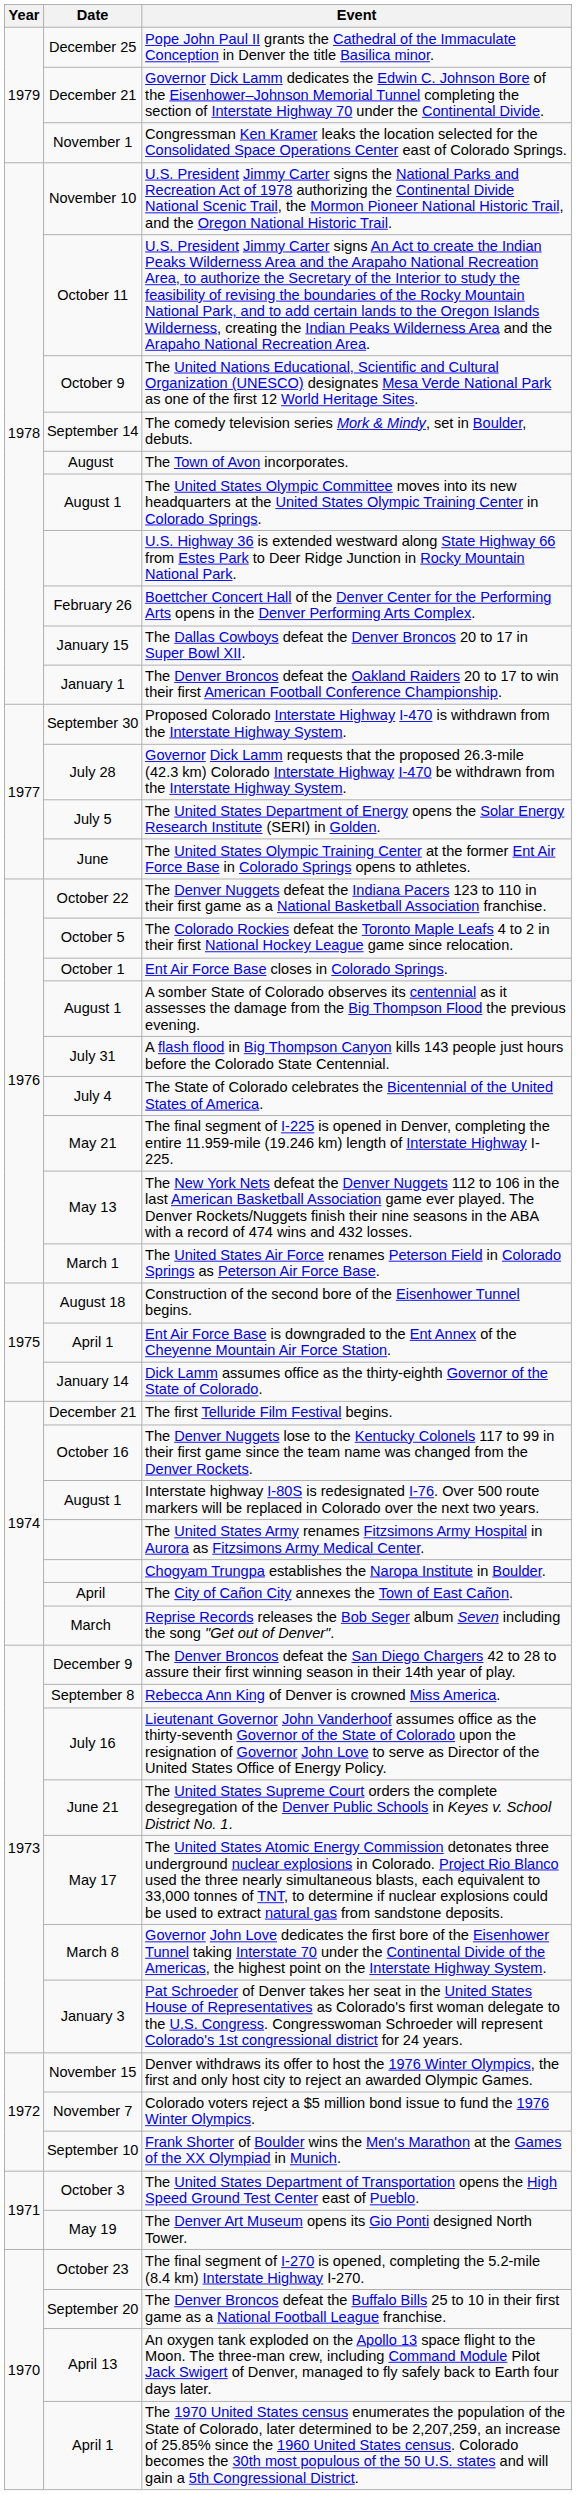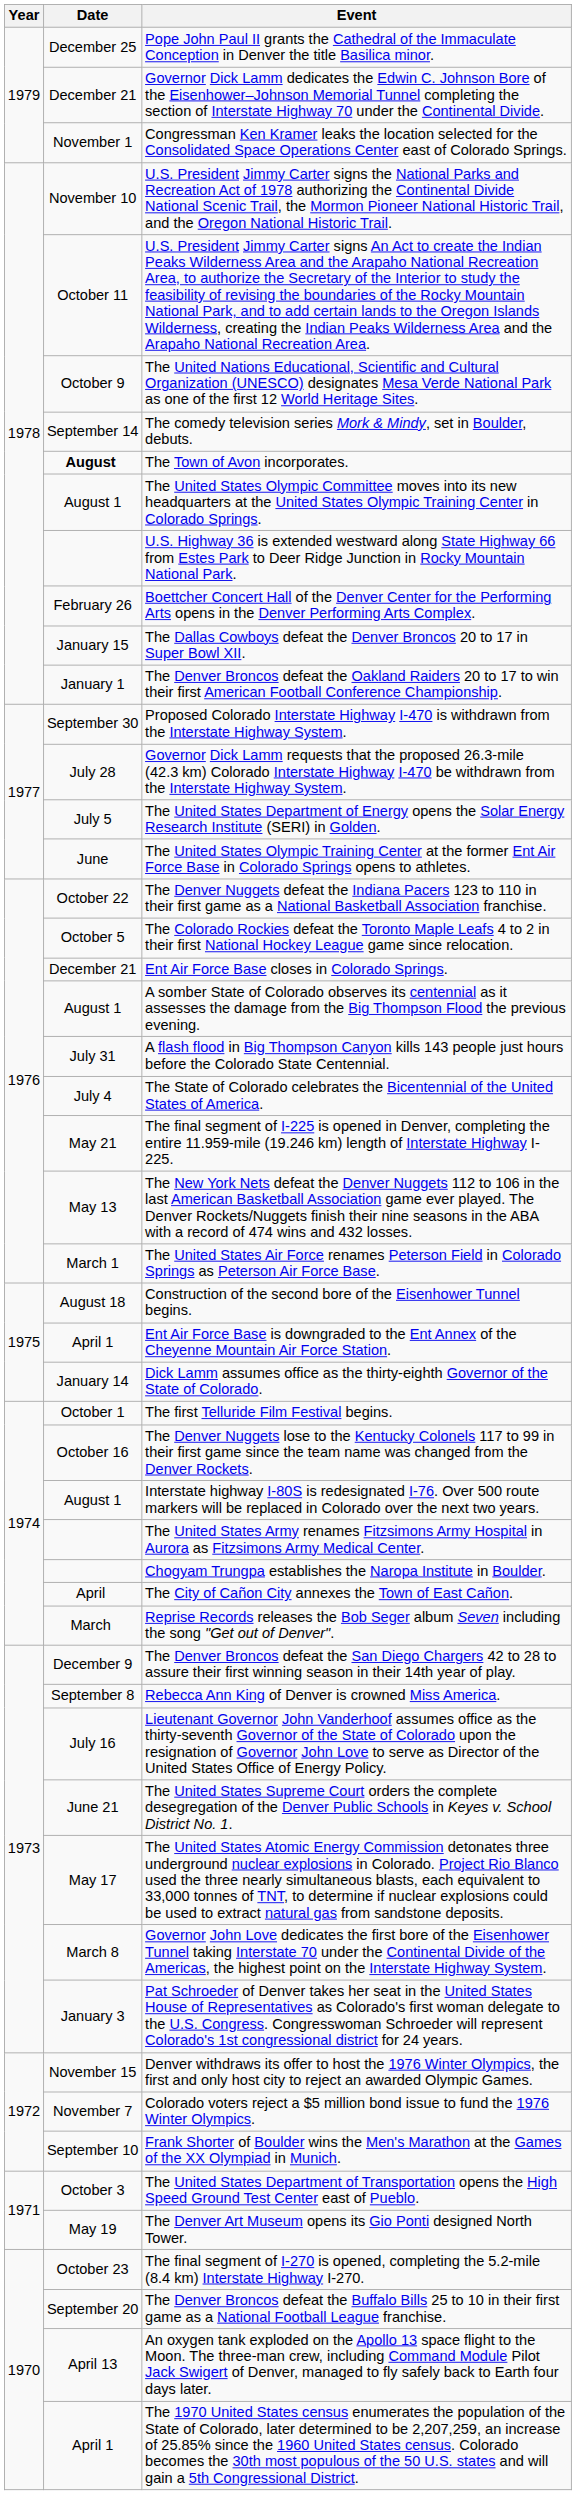(93, 462) normal -> (93, 462) bold
(93, 969) October 1 -> (93, 969) December 21
(93, 1413) December 21 -> (93, 1413) October 1
